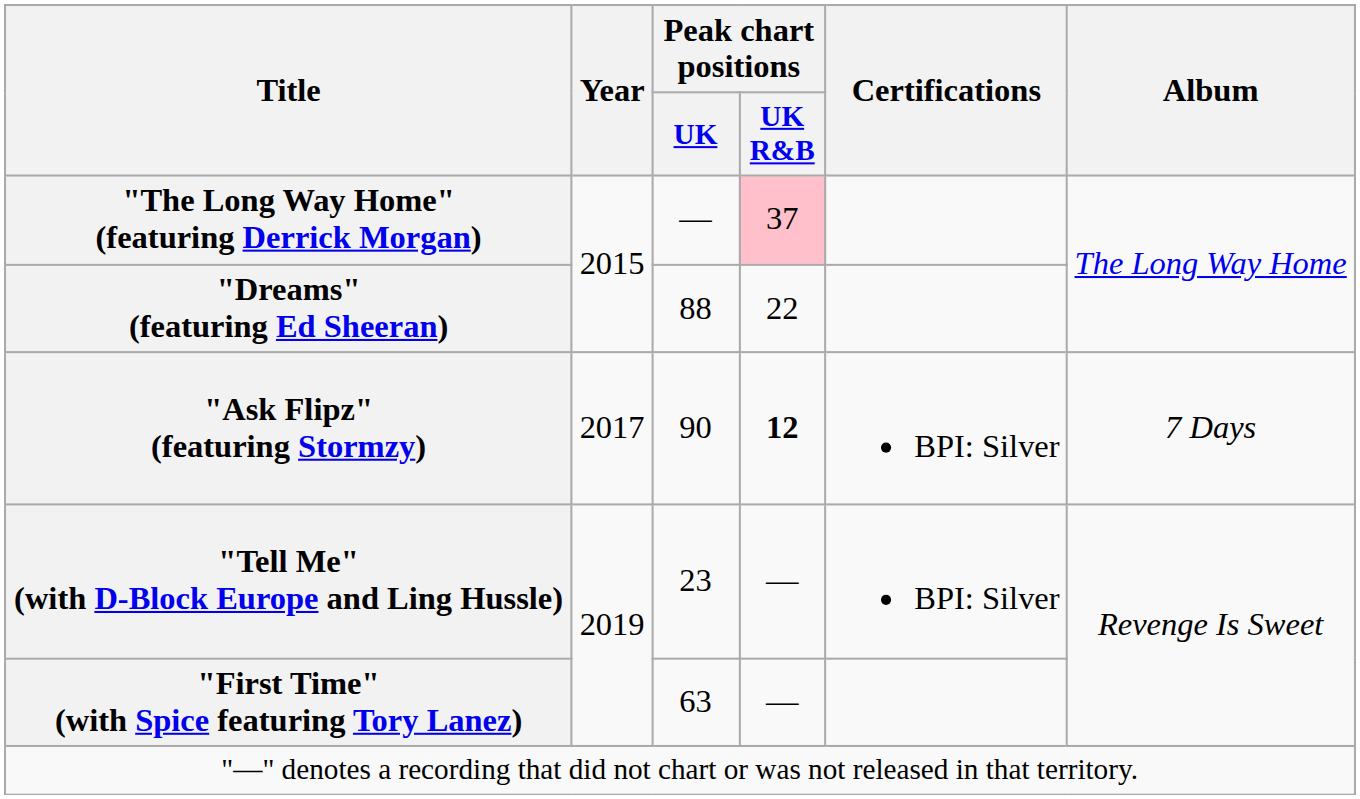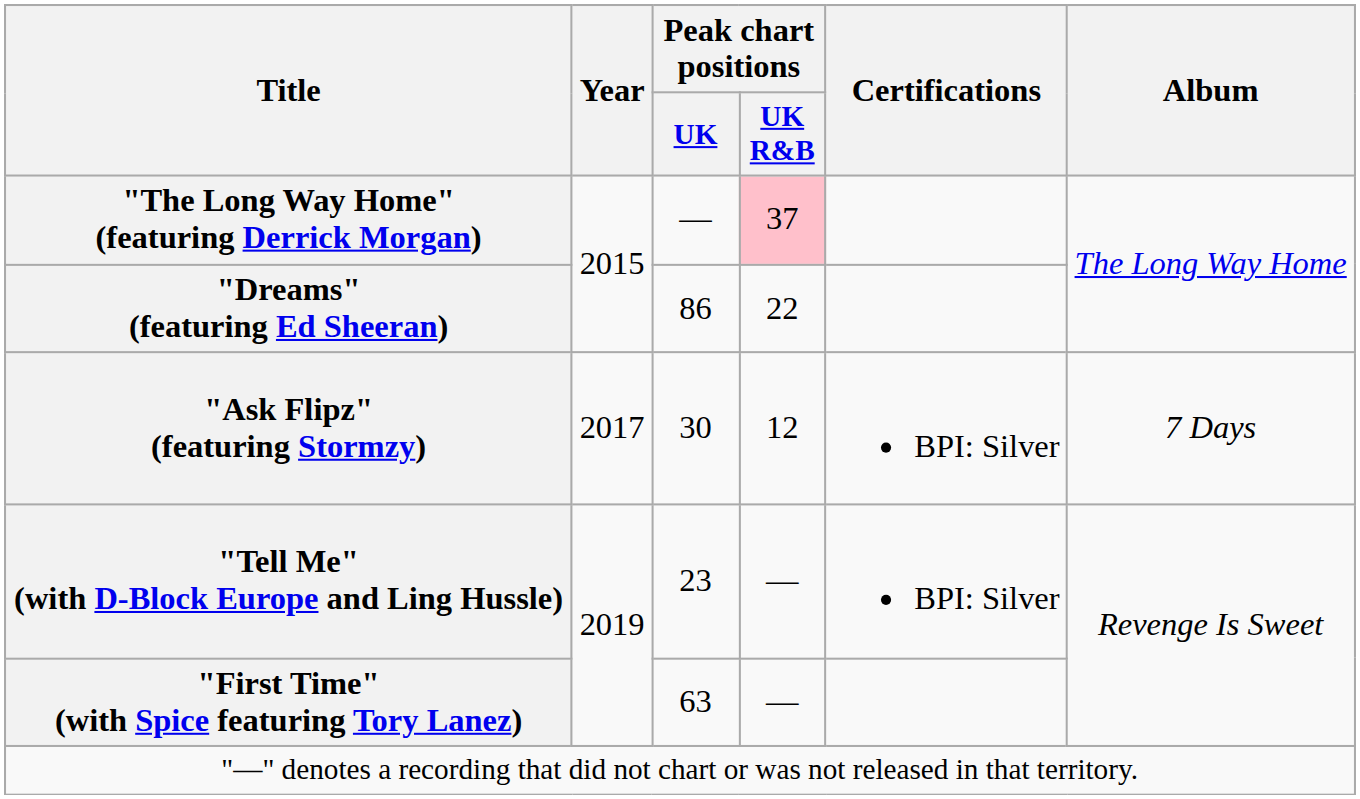(695, 307) 88 -> (695, 307) 86
(695, 427) 90 -> (695, 427) 30
(782, 427) bold -> (782, 427) normal
